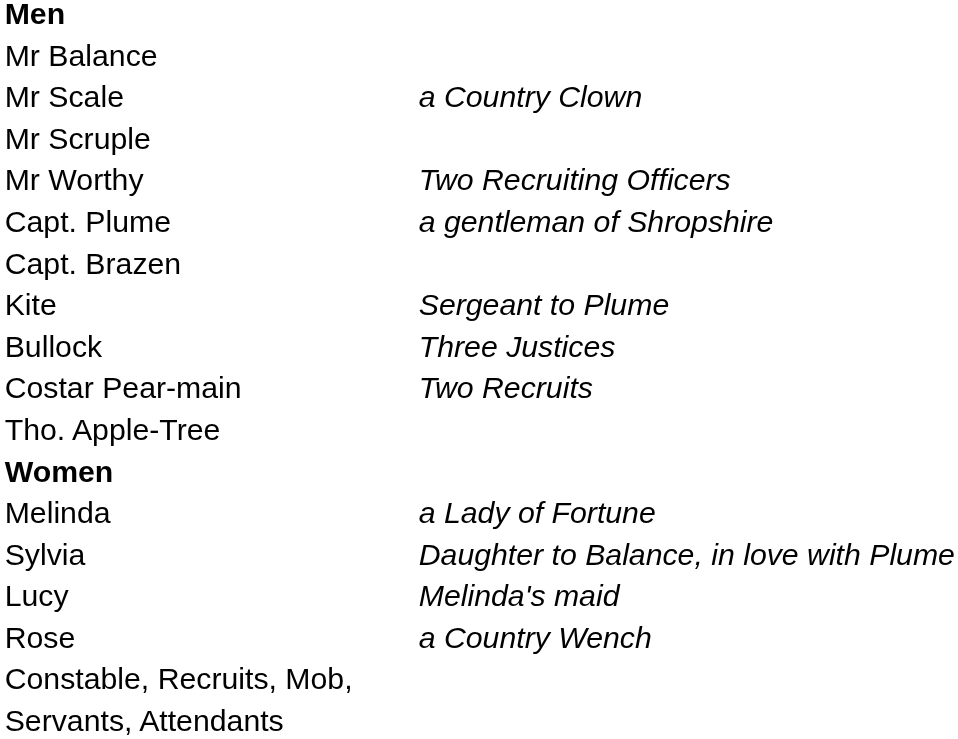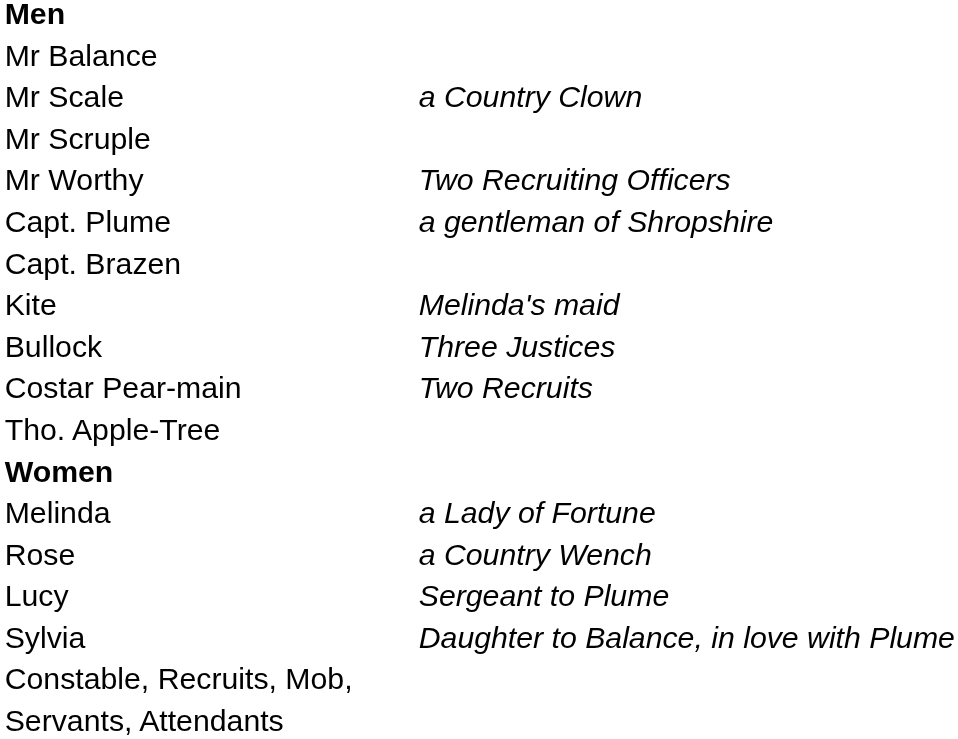(544, 305) Sergeant to Plume -> (519, 305) Melinda's maid
rows swapped: (45, 554) <-> (40, 637)
(519, 596) Melinda's maid -> (544, 596) Sergeant to Plume
